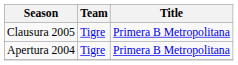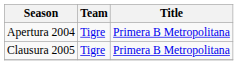rows swapped: (41, 50) <-> (41, 32)
